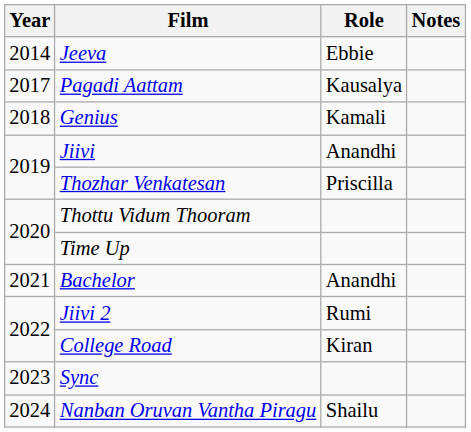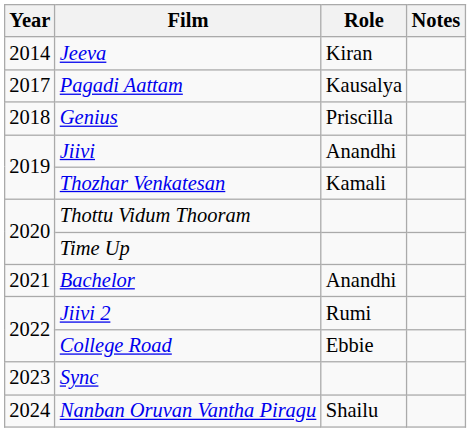(350, 53) Ebbie -> (349, 53) Kiran
(356, 118) Kamali -> (359, 118) Priscilla
(359, 183) Priscilla -> (356, 183) Kamali
(349, 345) Kiran -> (350, 345) Ebbie
